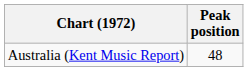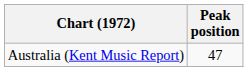(215, 54) 48 -> (215, 54) 47
